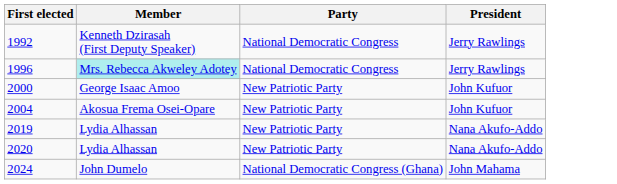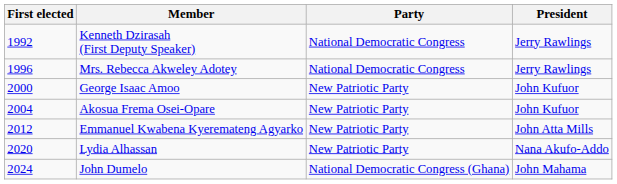(158, 68) paleturquoise background -> (158, 68) no background
+ row: (20, 128)
- row: (20, 128)
